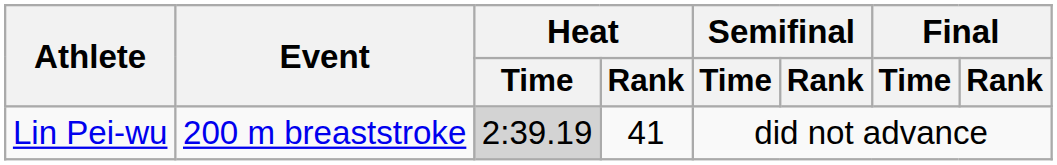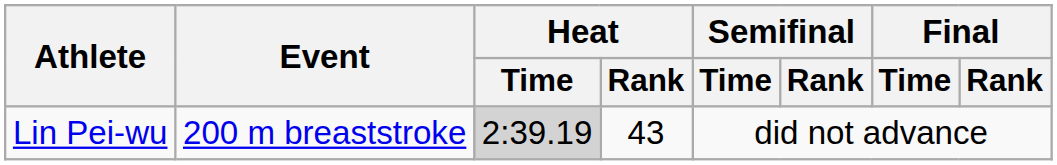(646, 133) 41 -> (646, 133) 43
